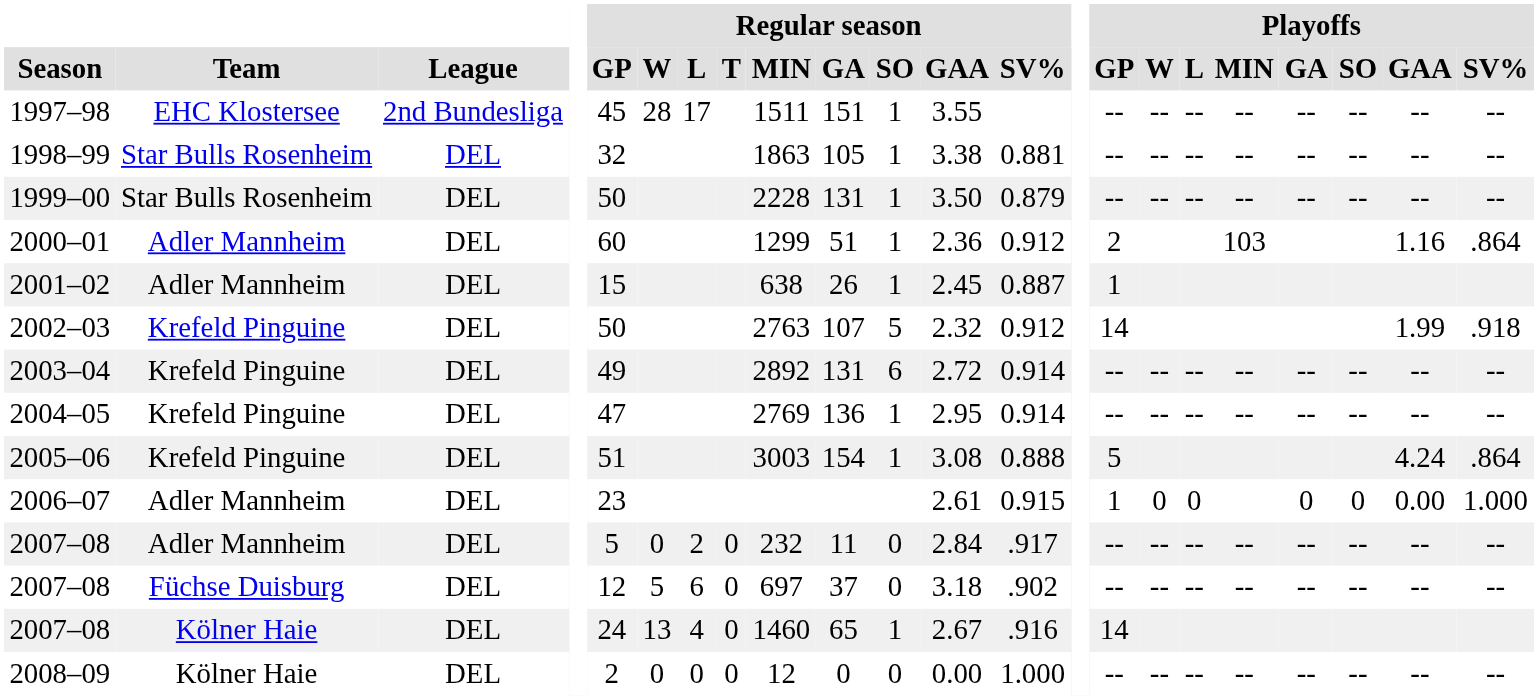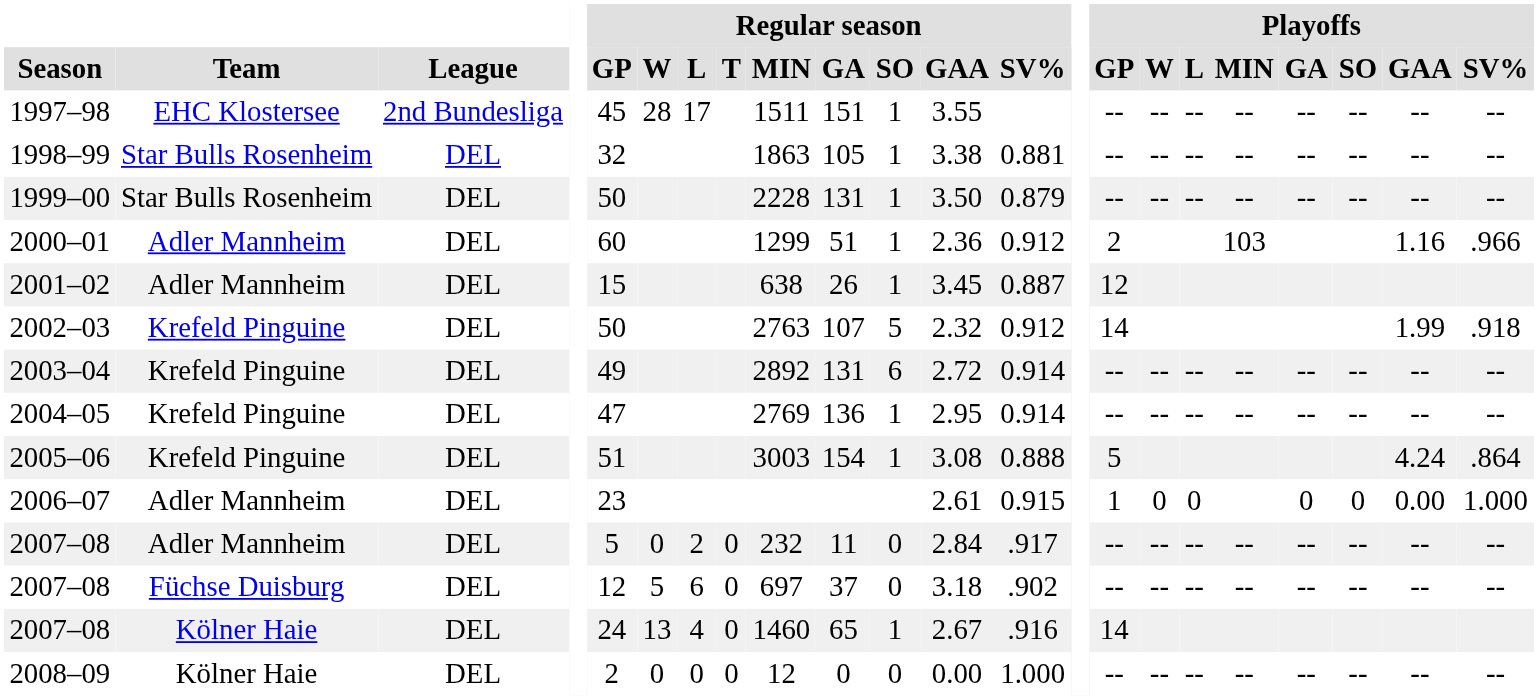(1495, 241) .864 -> (1495, 241) .966
(957, 284) 2.45 -> (957, 284) 3.45
(1114, 284) 1 -> (1114, 284) 12
